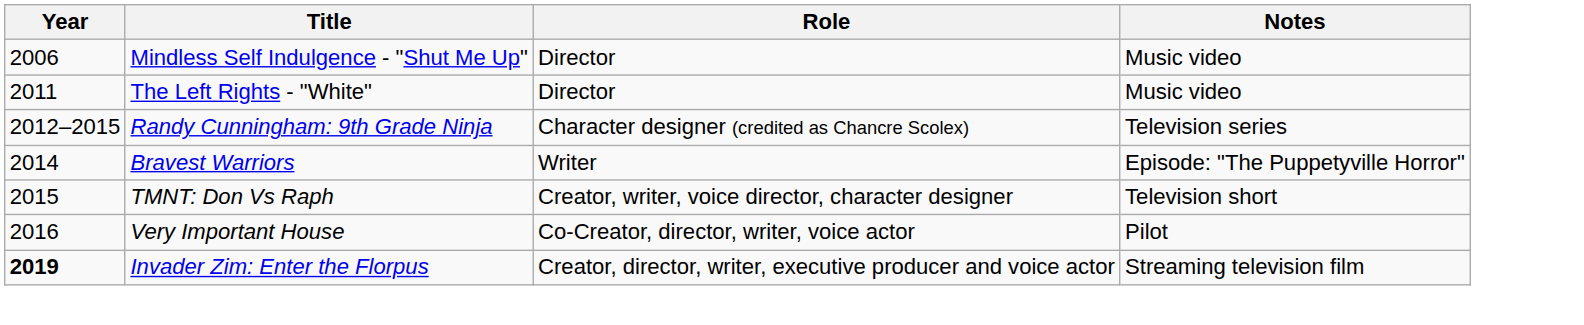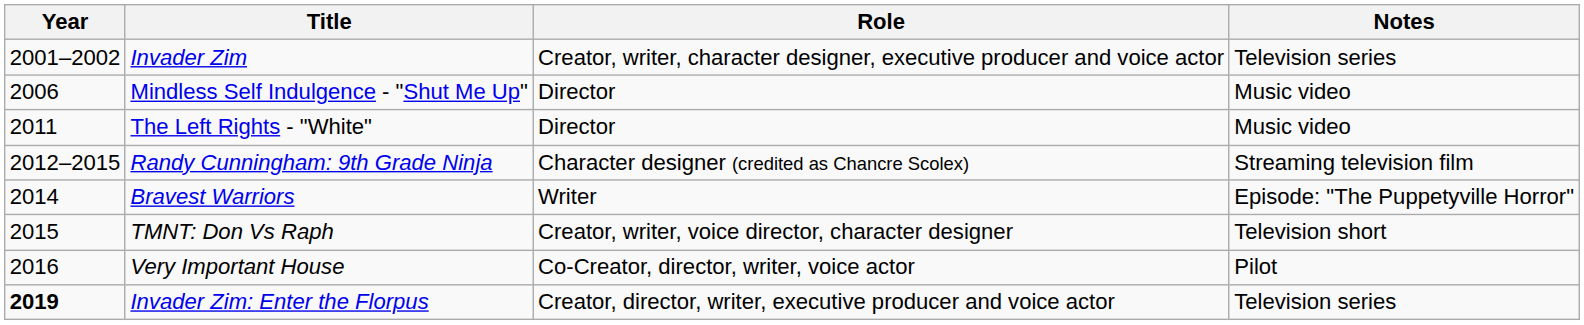+ row: (189, 57)
(1206, 127) Television series -> (1354, 162) Streaming television film
(1245, 267) Streaming television film -> (1315, 302) Television series
